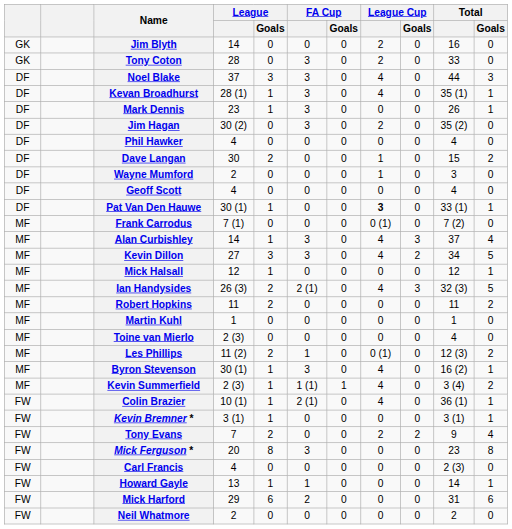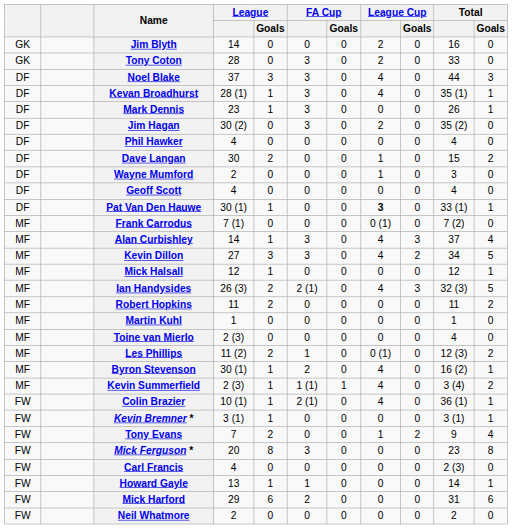(307, 369) 3 -> (307, 369) 2
(381, 434) 2 -> (381, 434) 1
